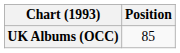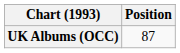(148, 36) 85 -> (148, 36) 87
